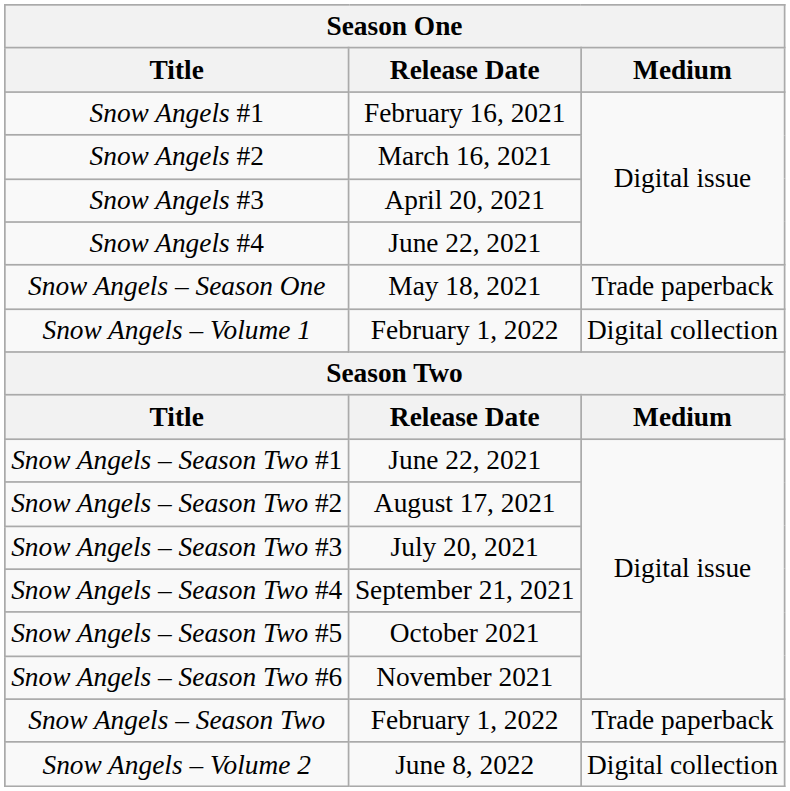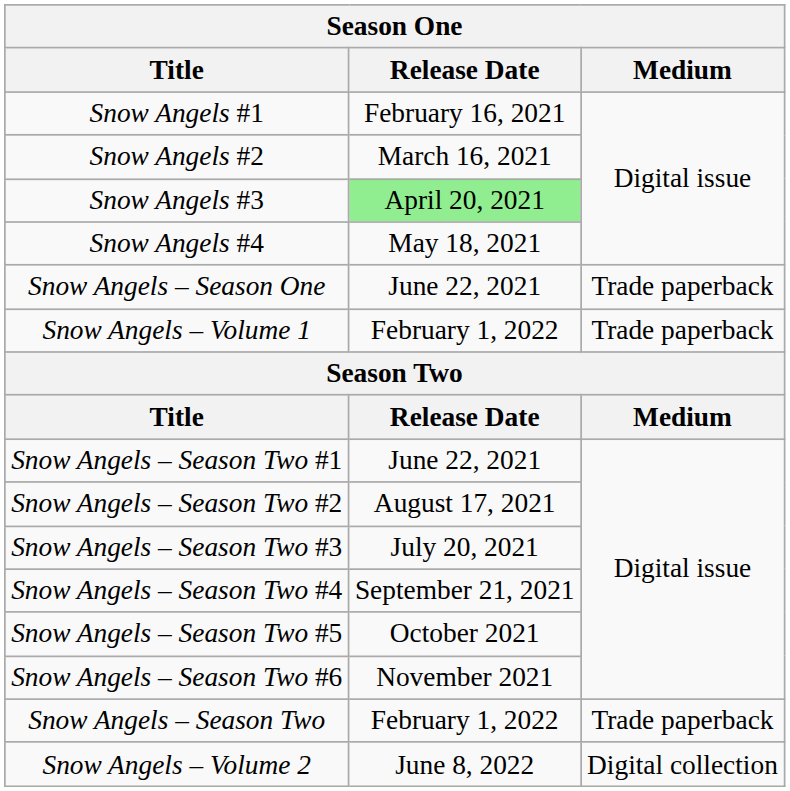(465, 199) no background -> (465, 199) lightgreen background
(465, 243) June 22, 2021 -> (465, 243) May 18, 2021
(465, 286) May 18, 2021 -> (465, 286) June 22, 2021
(682, 329) Digital collection -> (682, 329) Trade paperback
